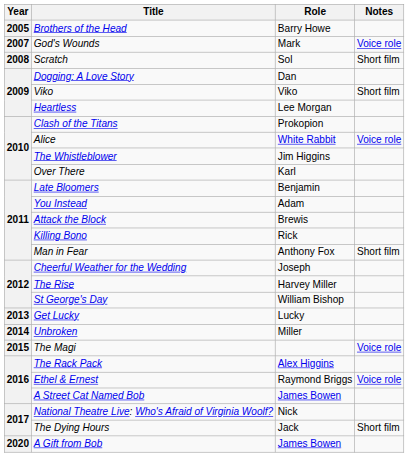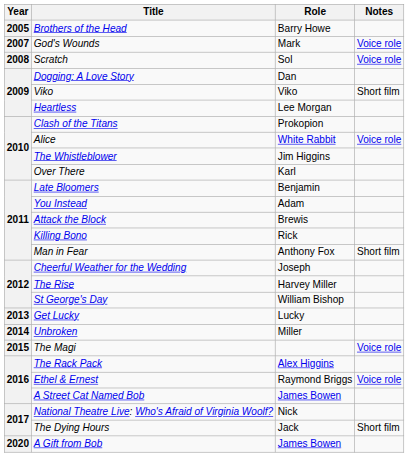(378, 60) Short film -> (379, 60) Voice role
